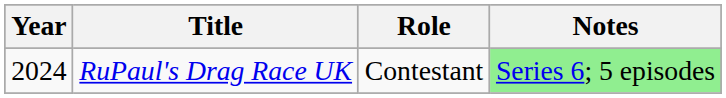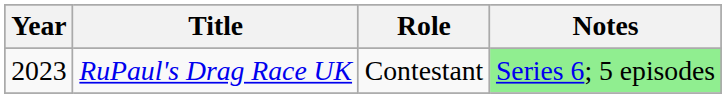(39, 70) 2024 -> (39, 70) 2023
